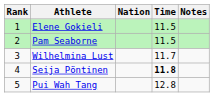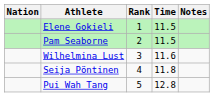columns swapped: (17, 12) <-> (134, 12)
(165, 56) 11.7 -> (165, 56) 11.6
(165, 70) bold -> (165, 70) normal
